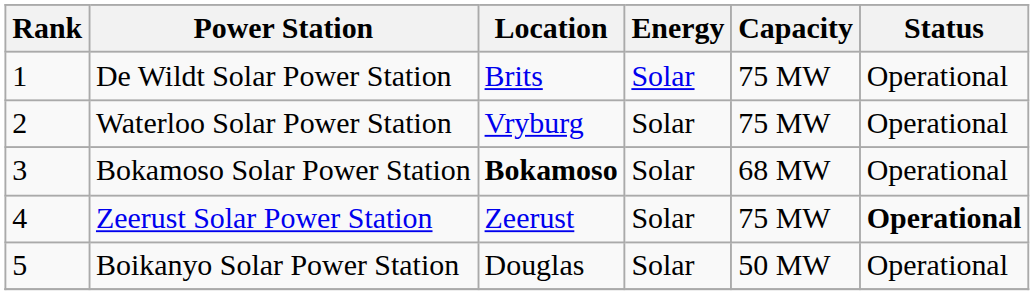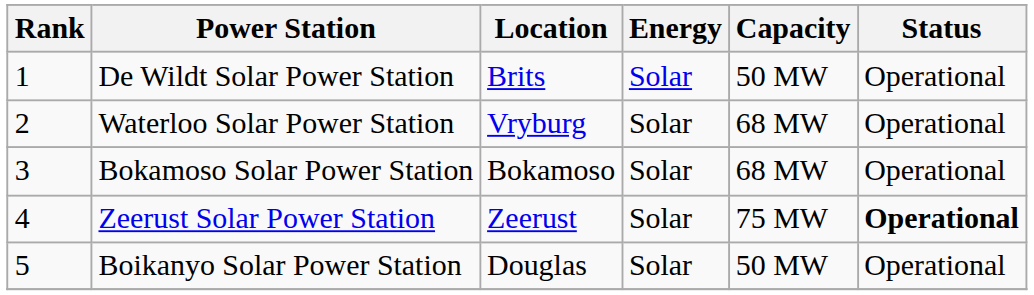(784, 75) 75 MW -> (782, 75) 50 MW
(784, 123) 75 MW -> (782, 123) 68 MW
(551, 170) bold -> (551, 170) normal
